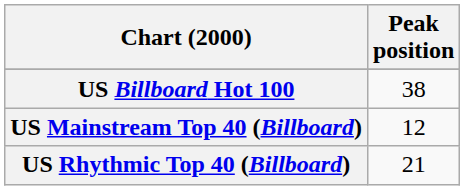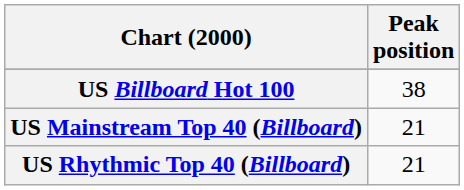(414, 126) 12 -> (414, 126) 21
